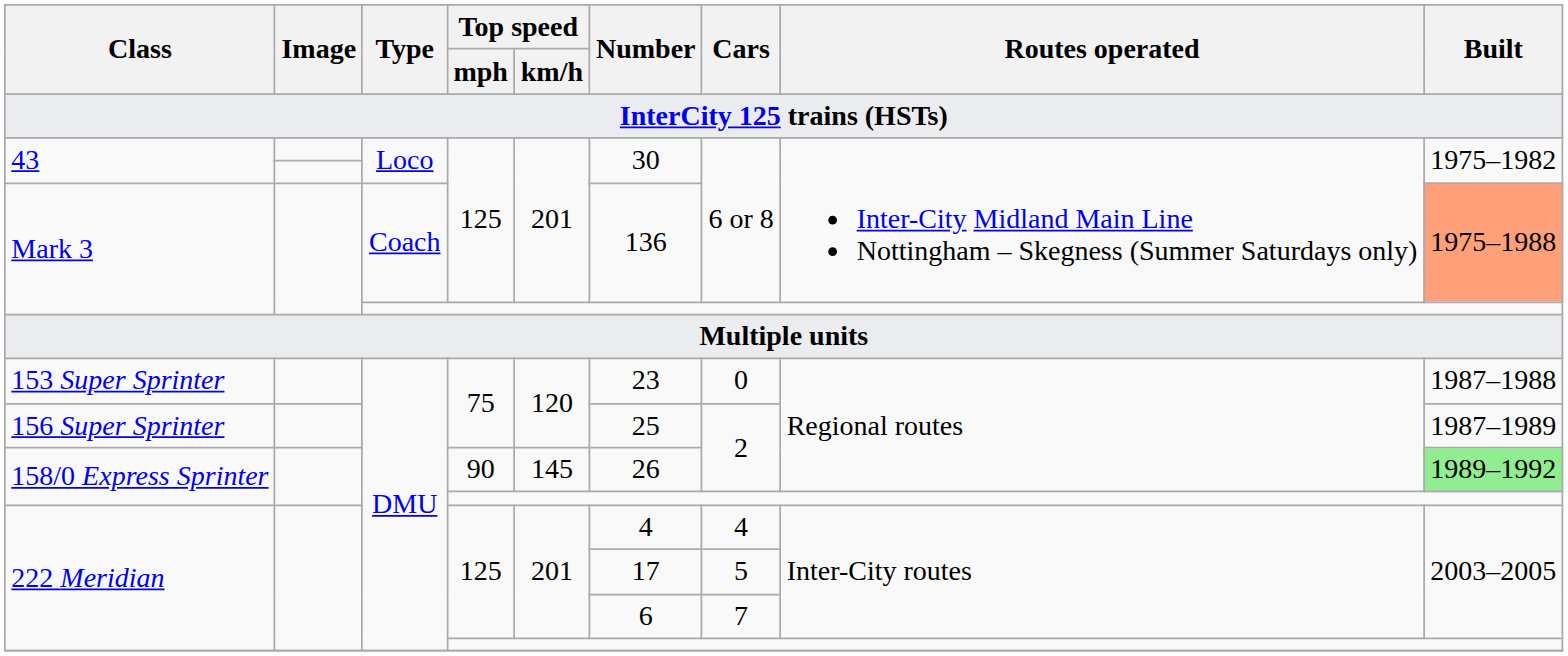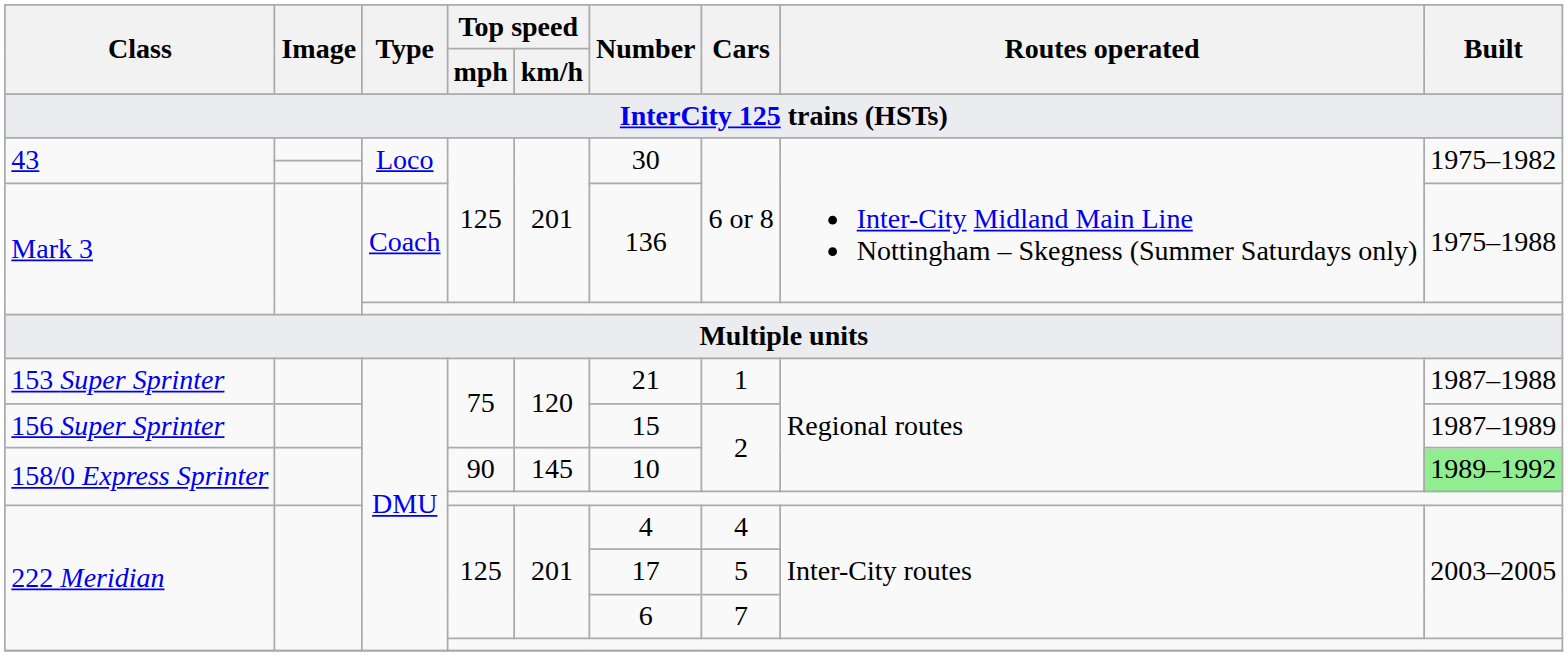(1493, 241) lightsalmon background -> (1493, 241) no background
(646, 380) 23 -> (646, 380) 21
(741, 380) 0 -> (741, 380) 1
(646, 425) 25 -> (646, 425) 15
(646, 469) 26 -> (646, 469) 10
